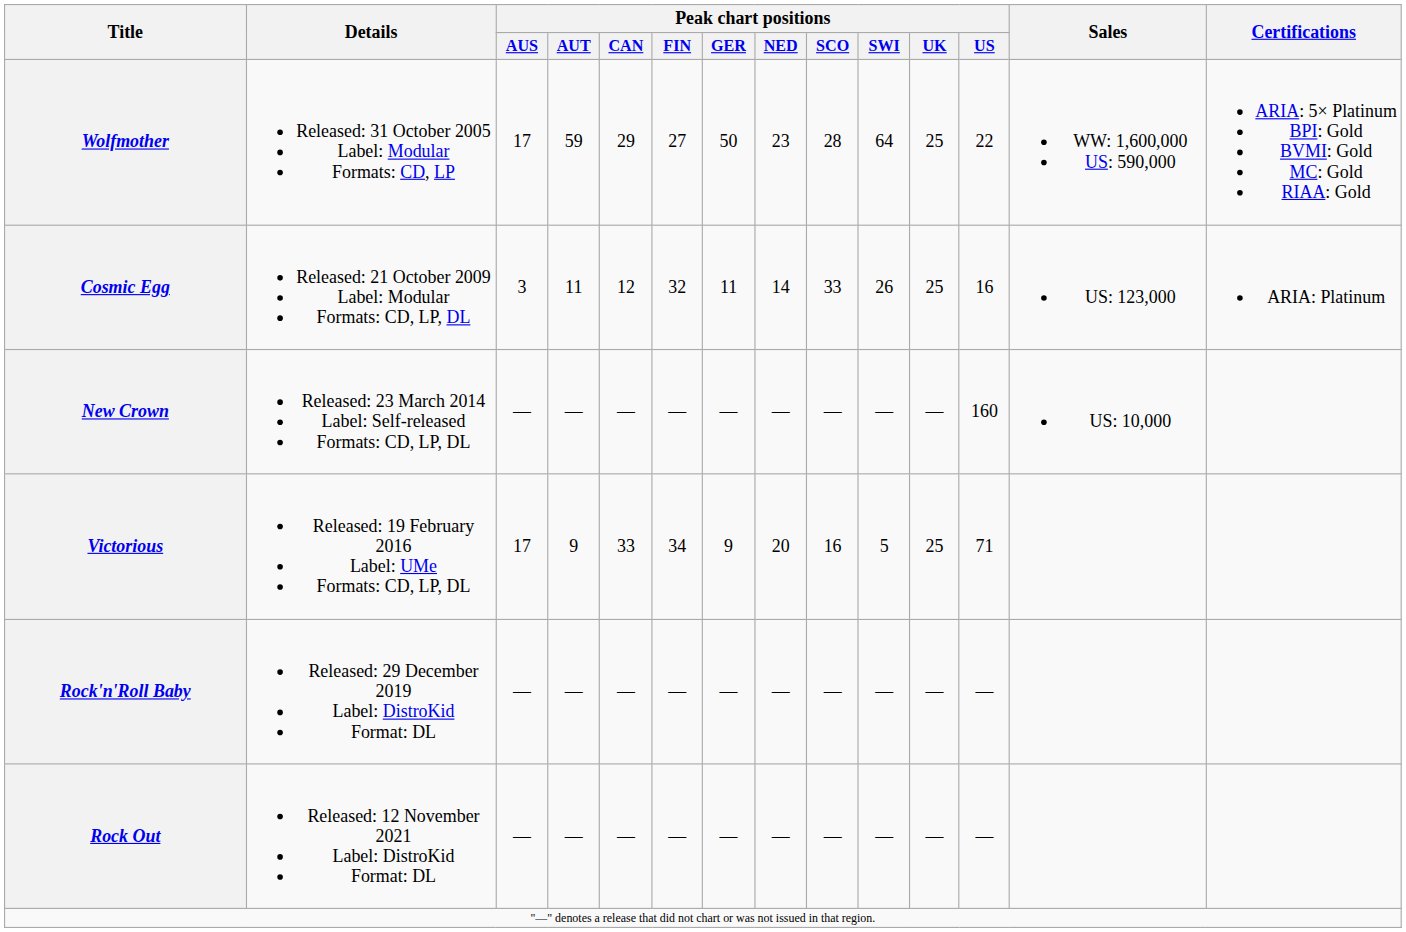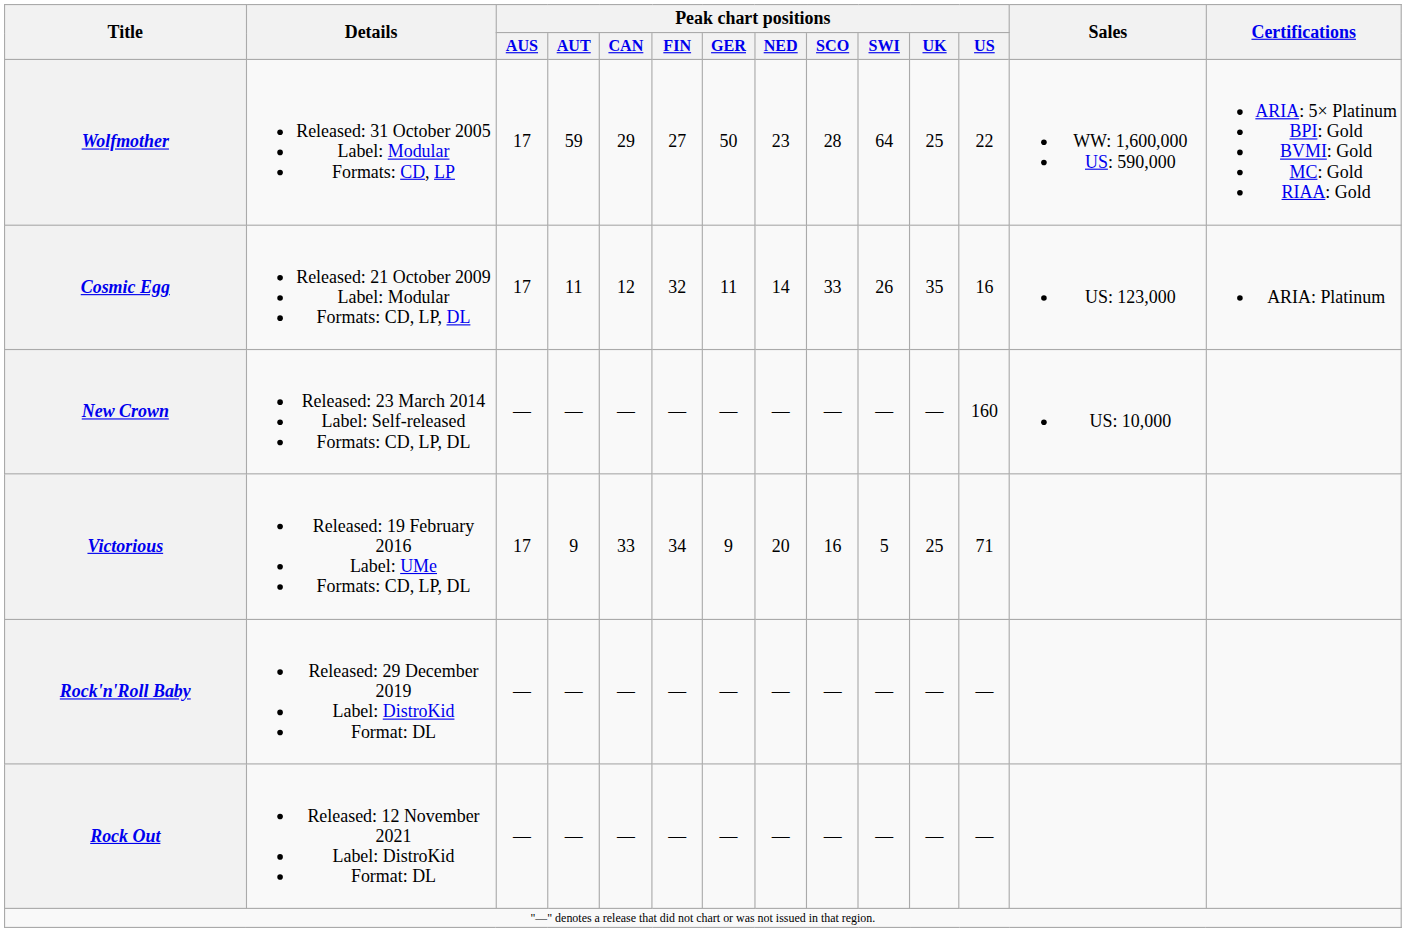(522, 286) 3 -> (522, 286) 17
(935, 286) 25 -> (935, 286) 35
